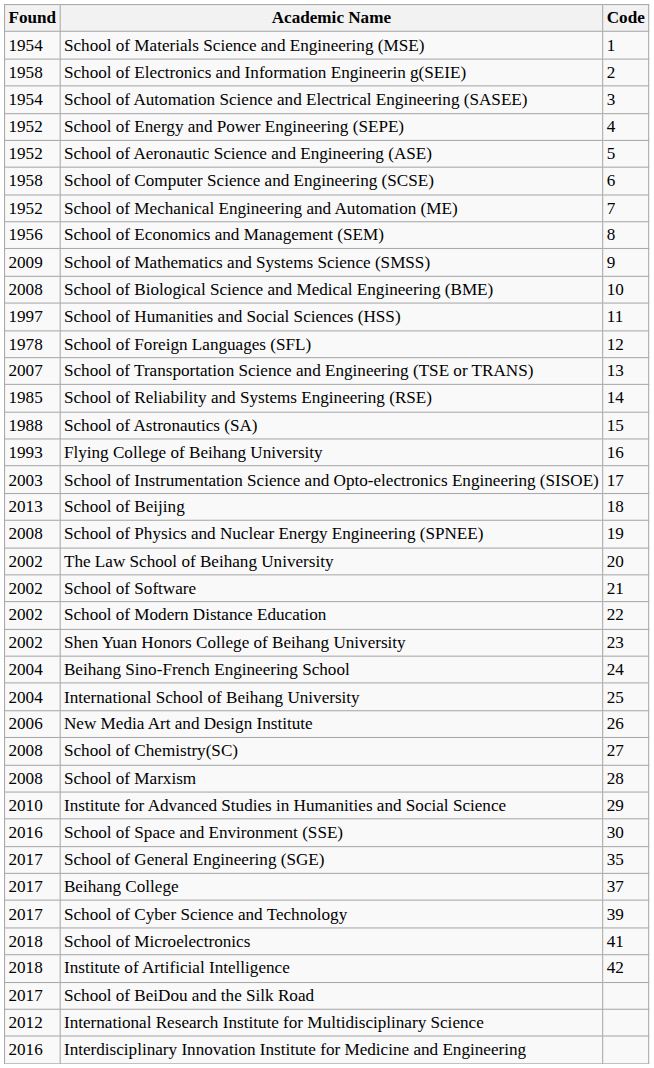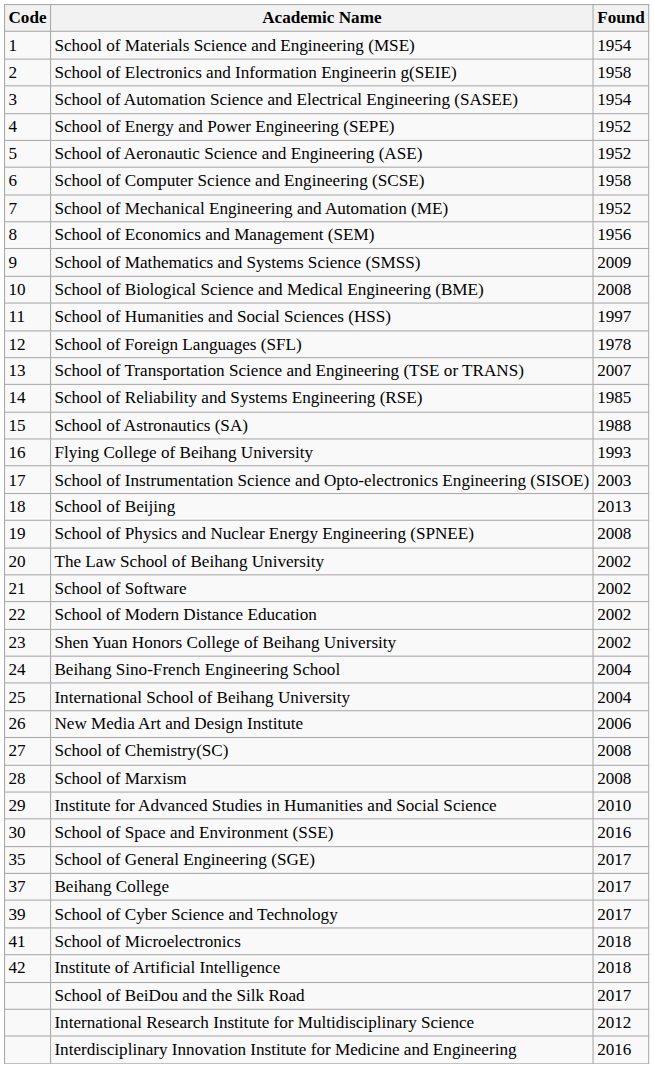columns swapped: (626, 18) <-> (32, 18)
